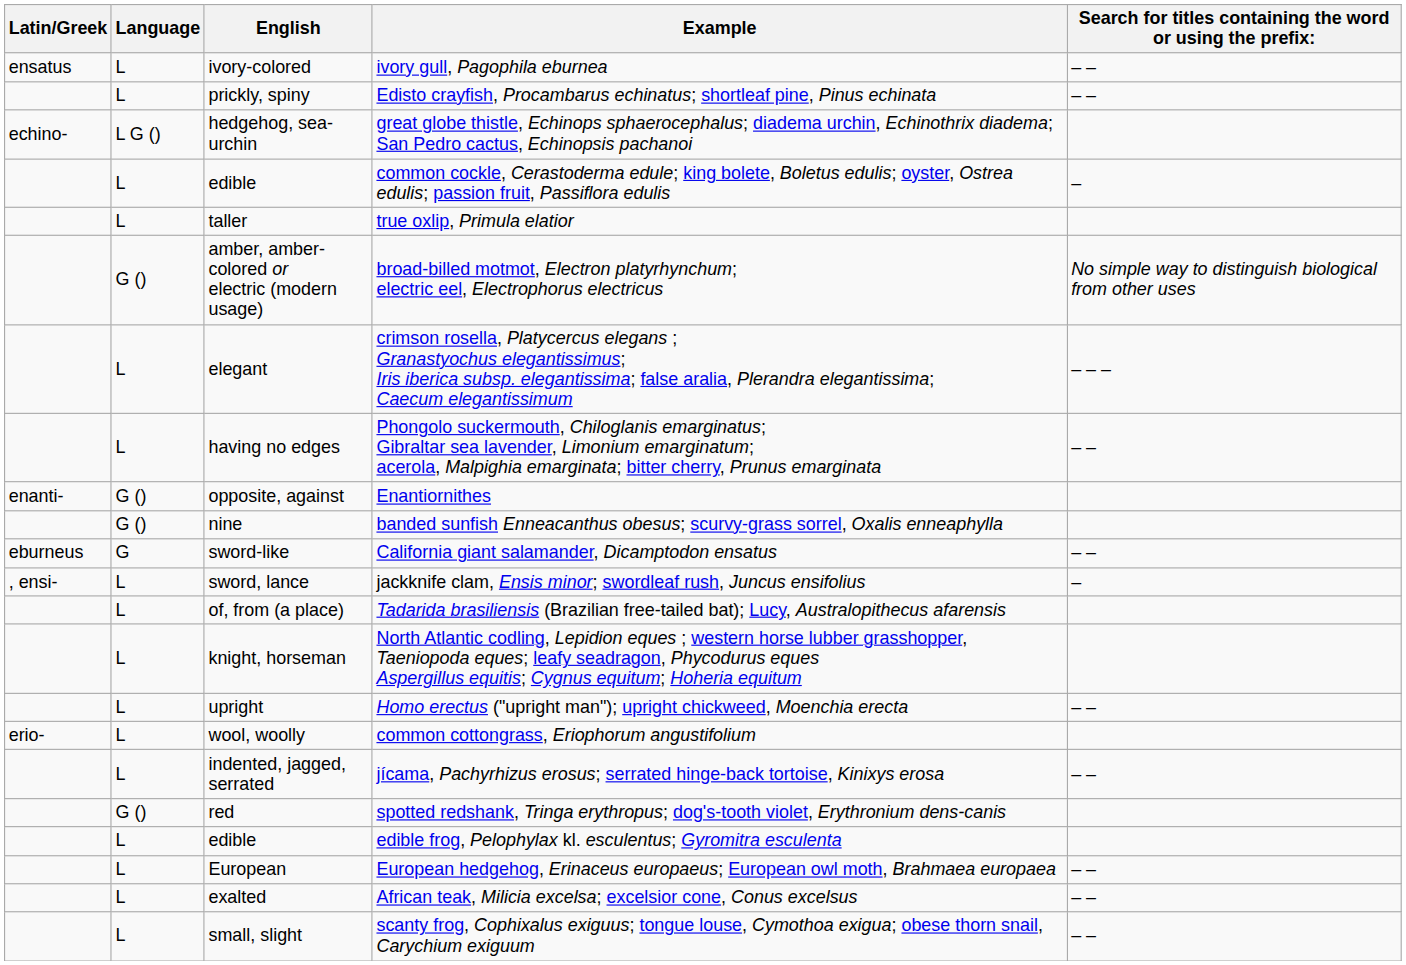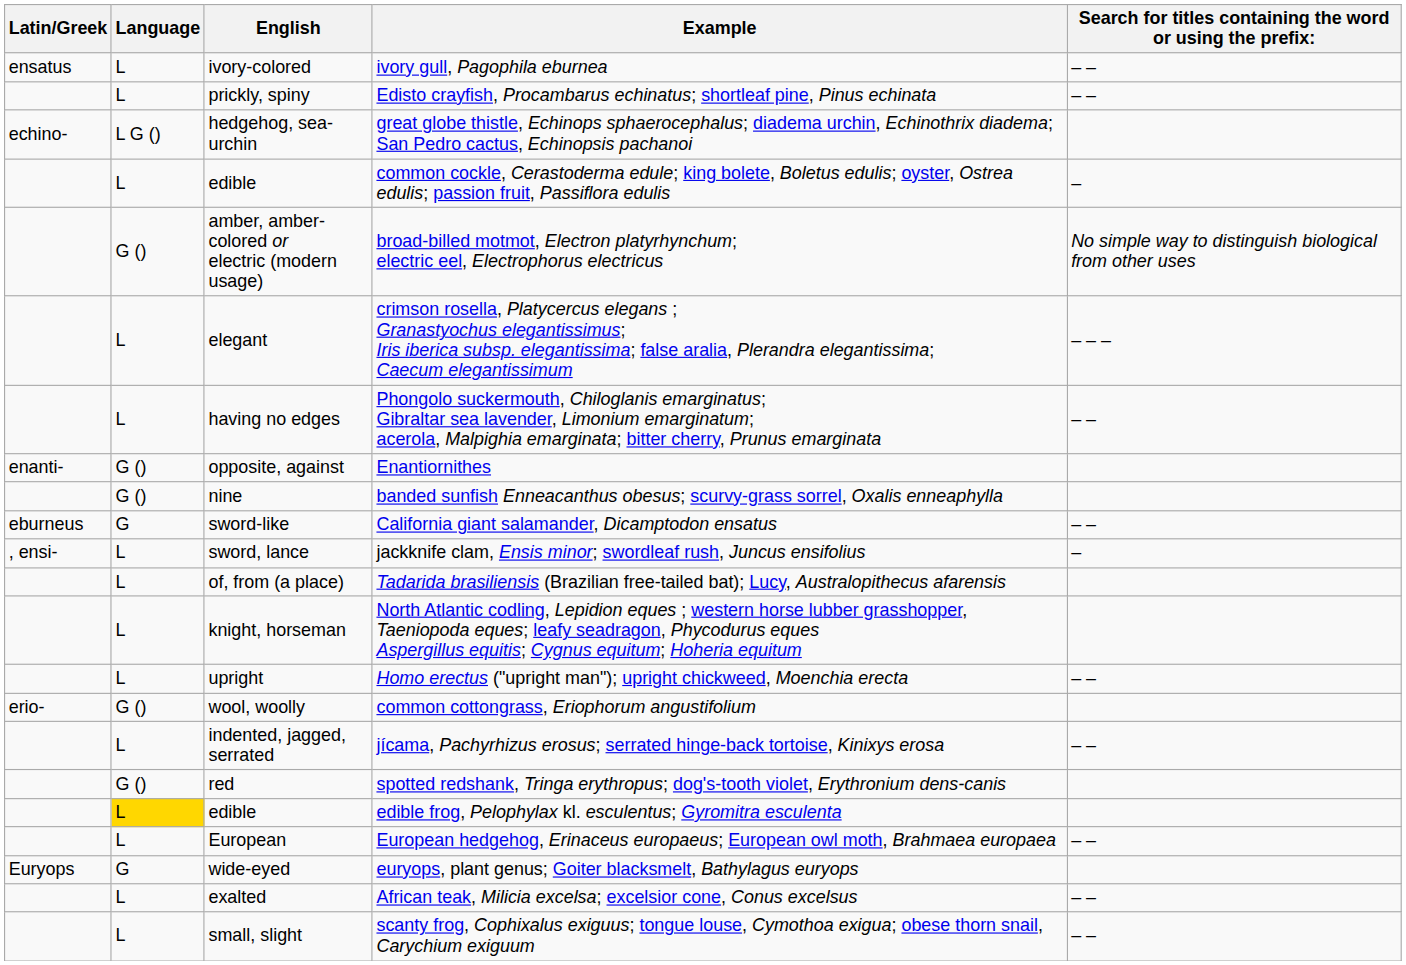- row: (475, 221)
(121, 735) L -> (131, 707) G ()
(121, 840) no background -> (121, 812) gold background
+ row: (618, 869)
